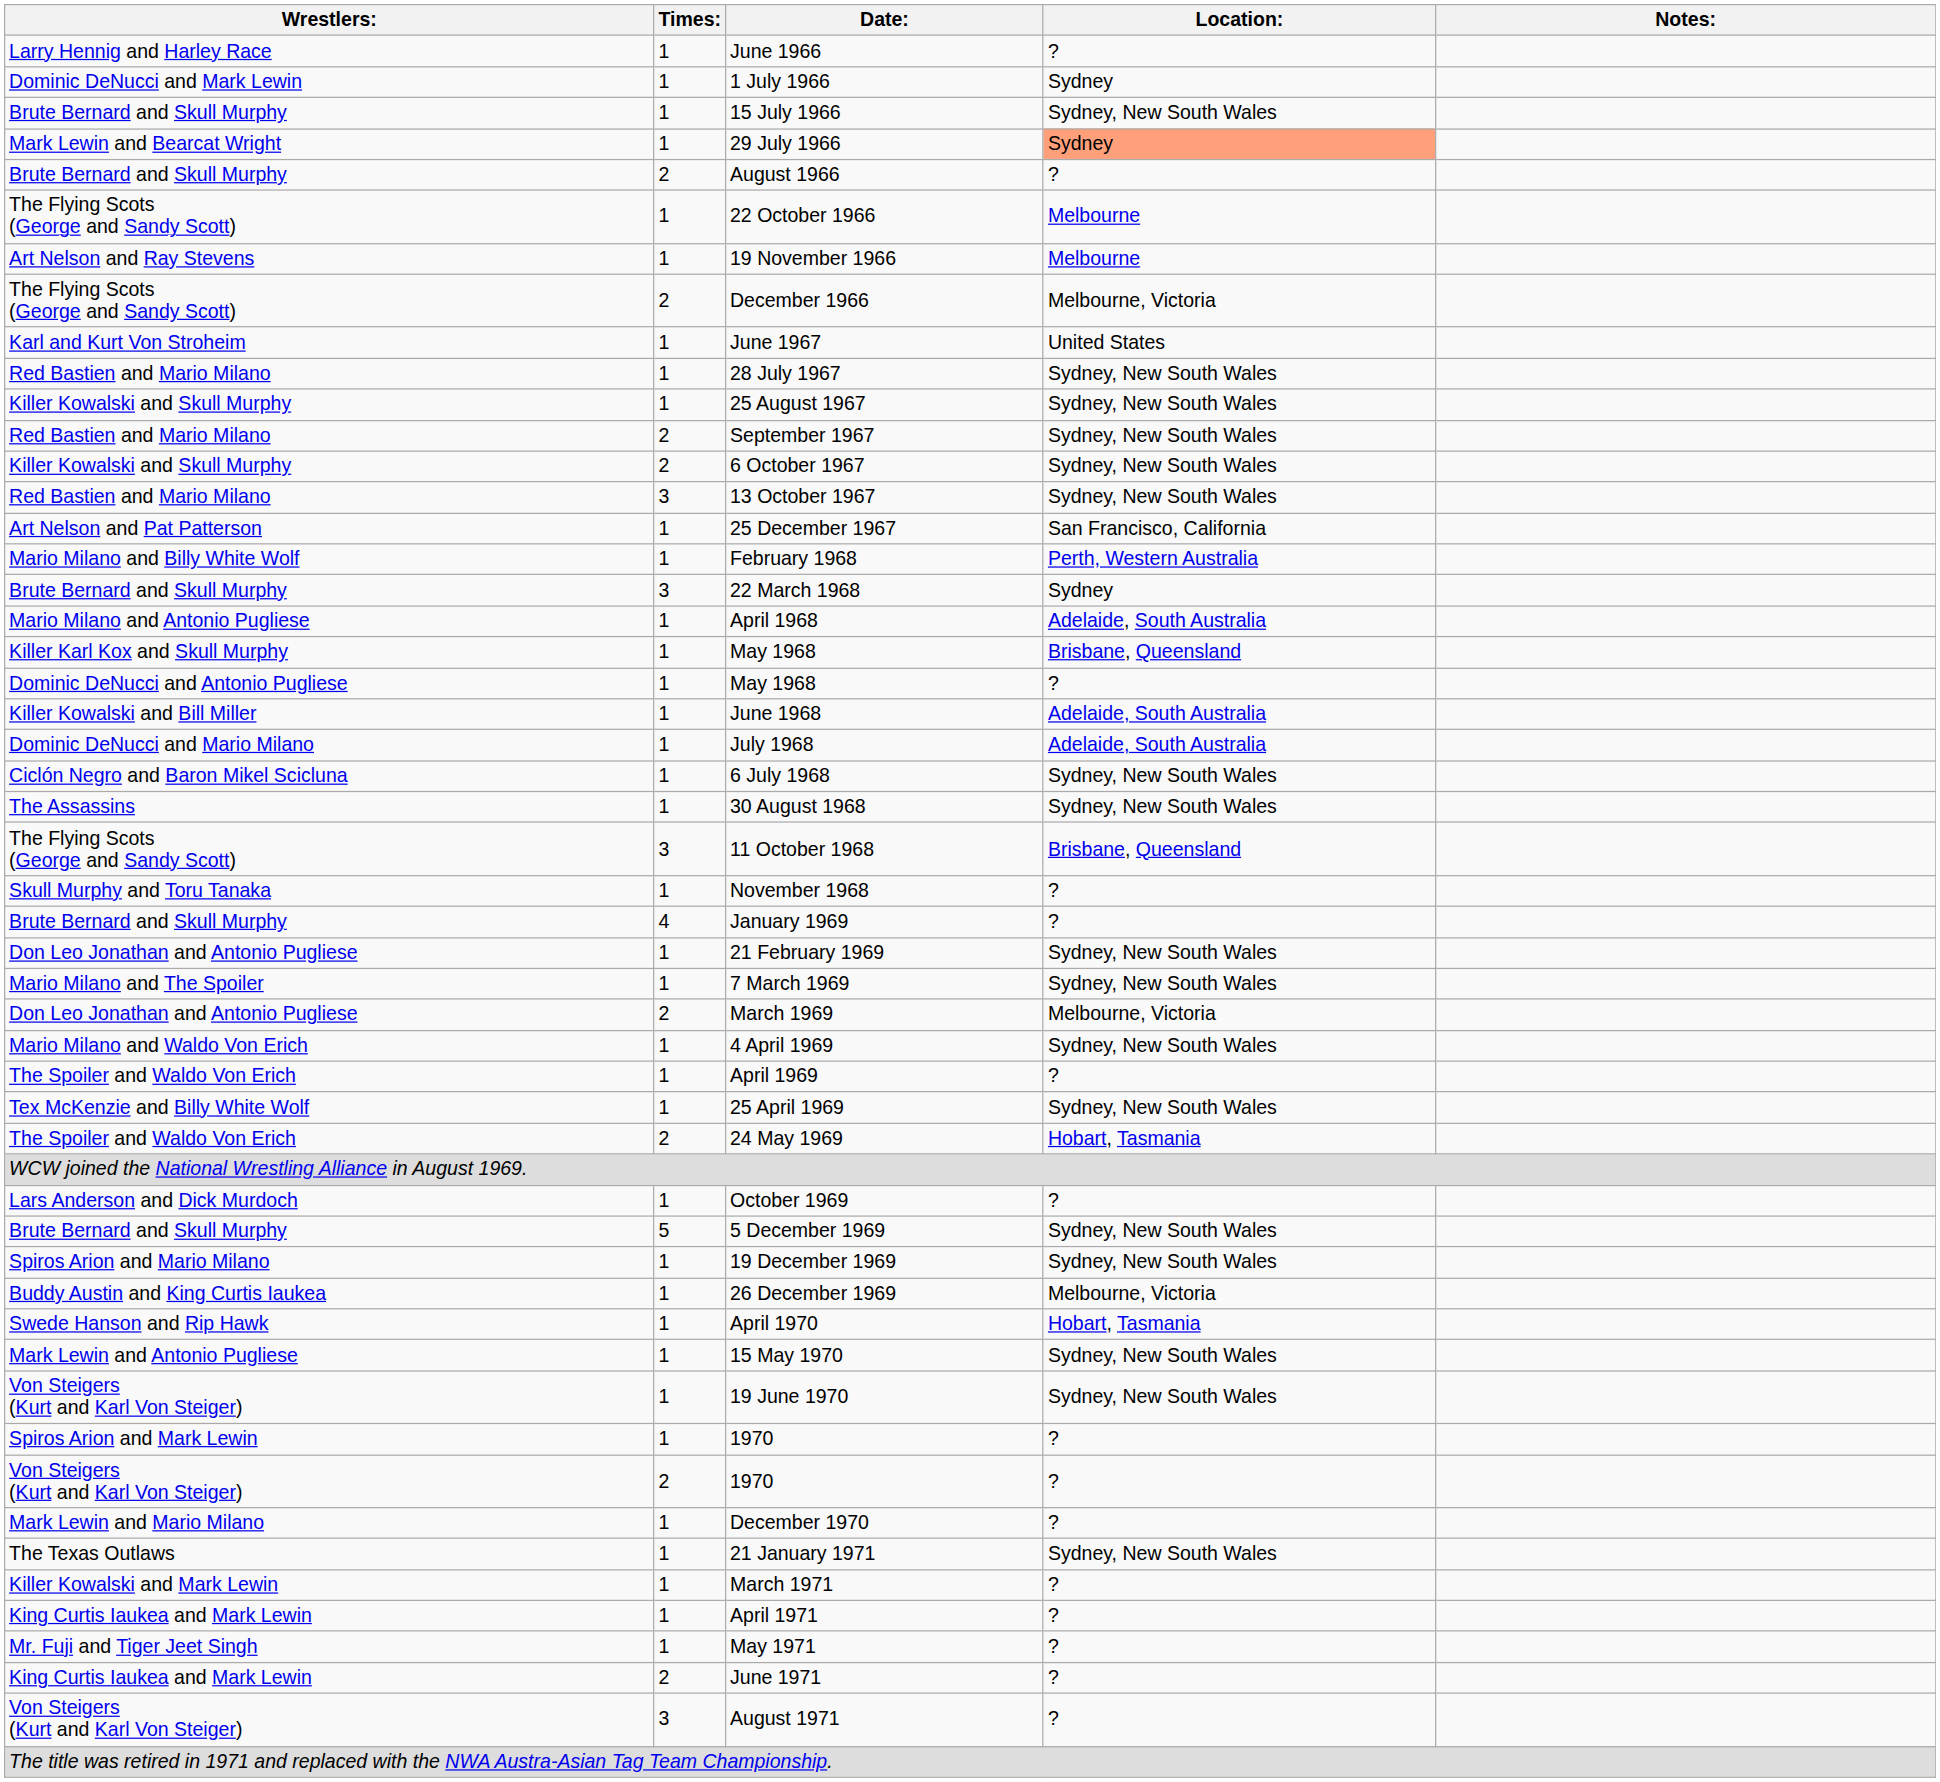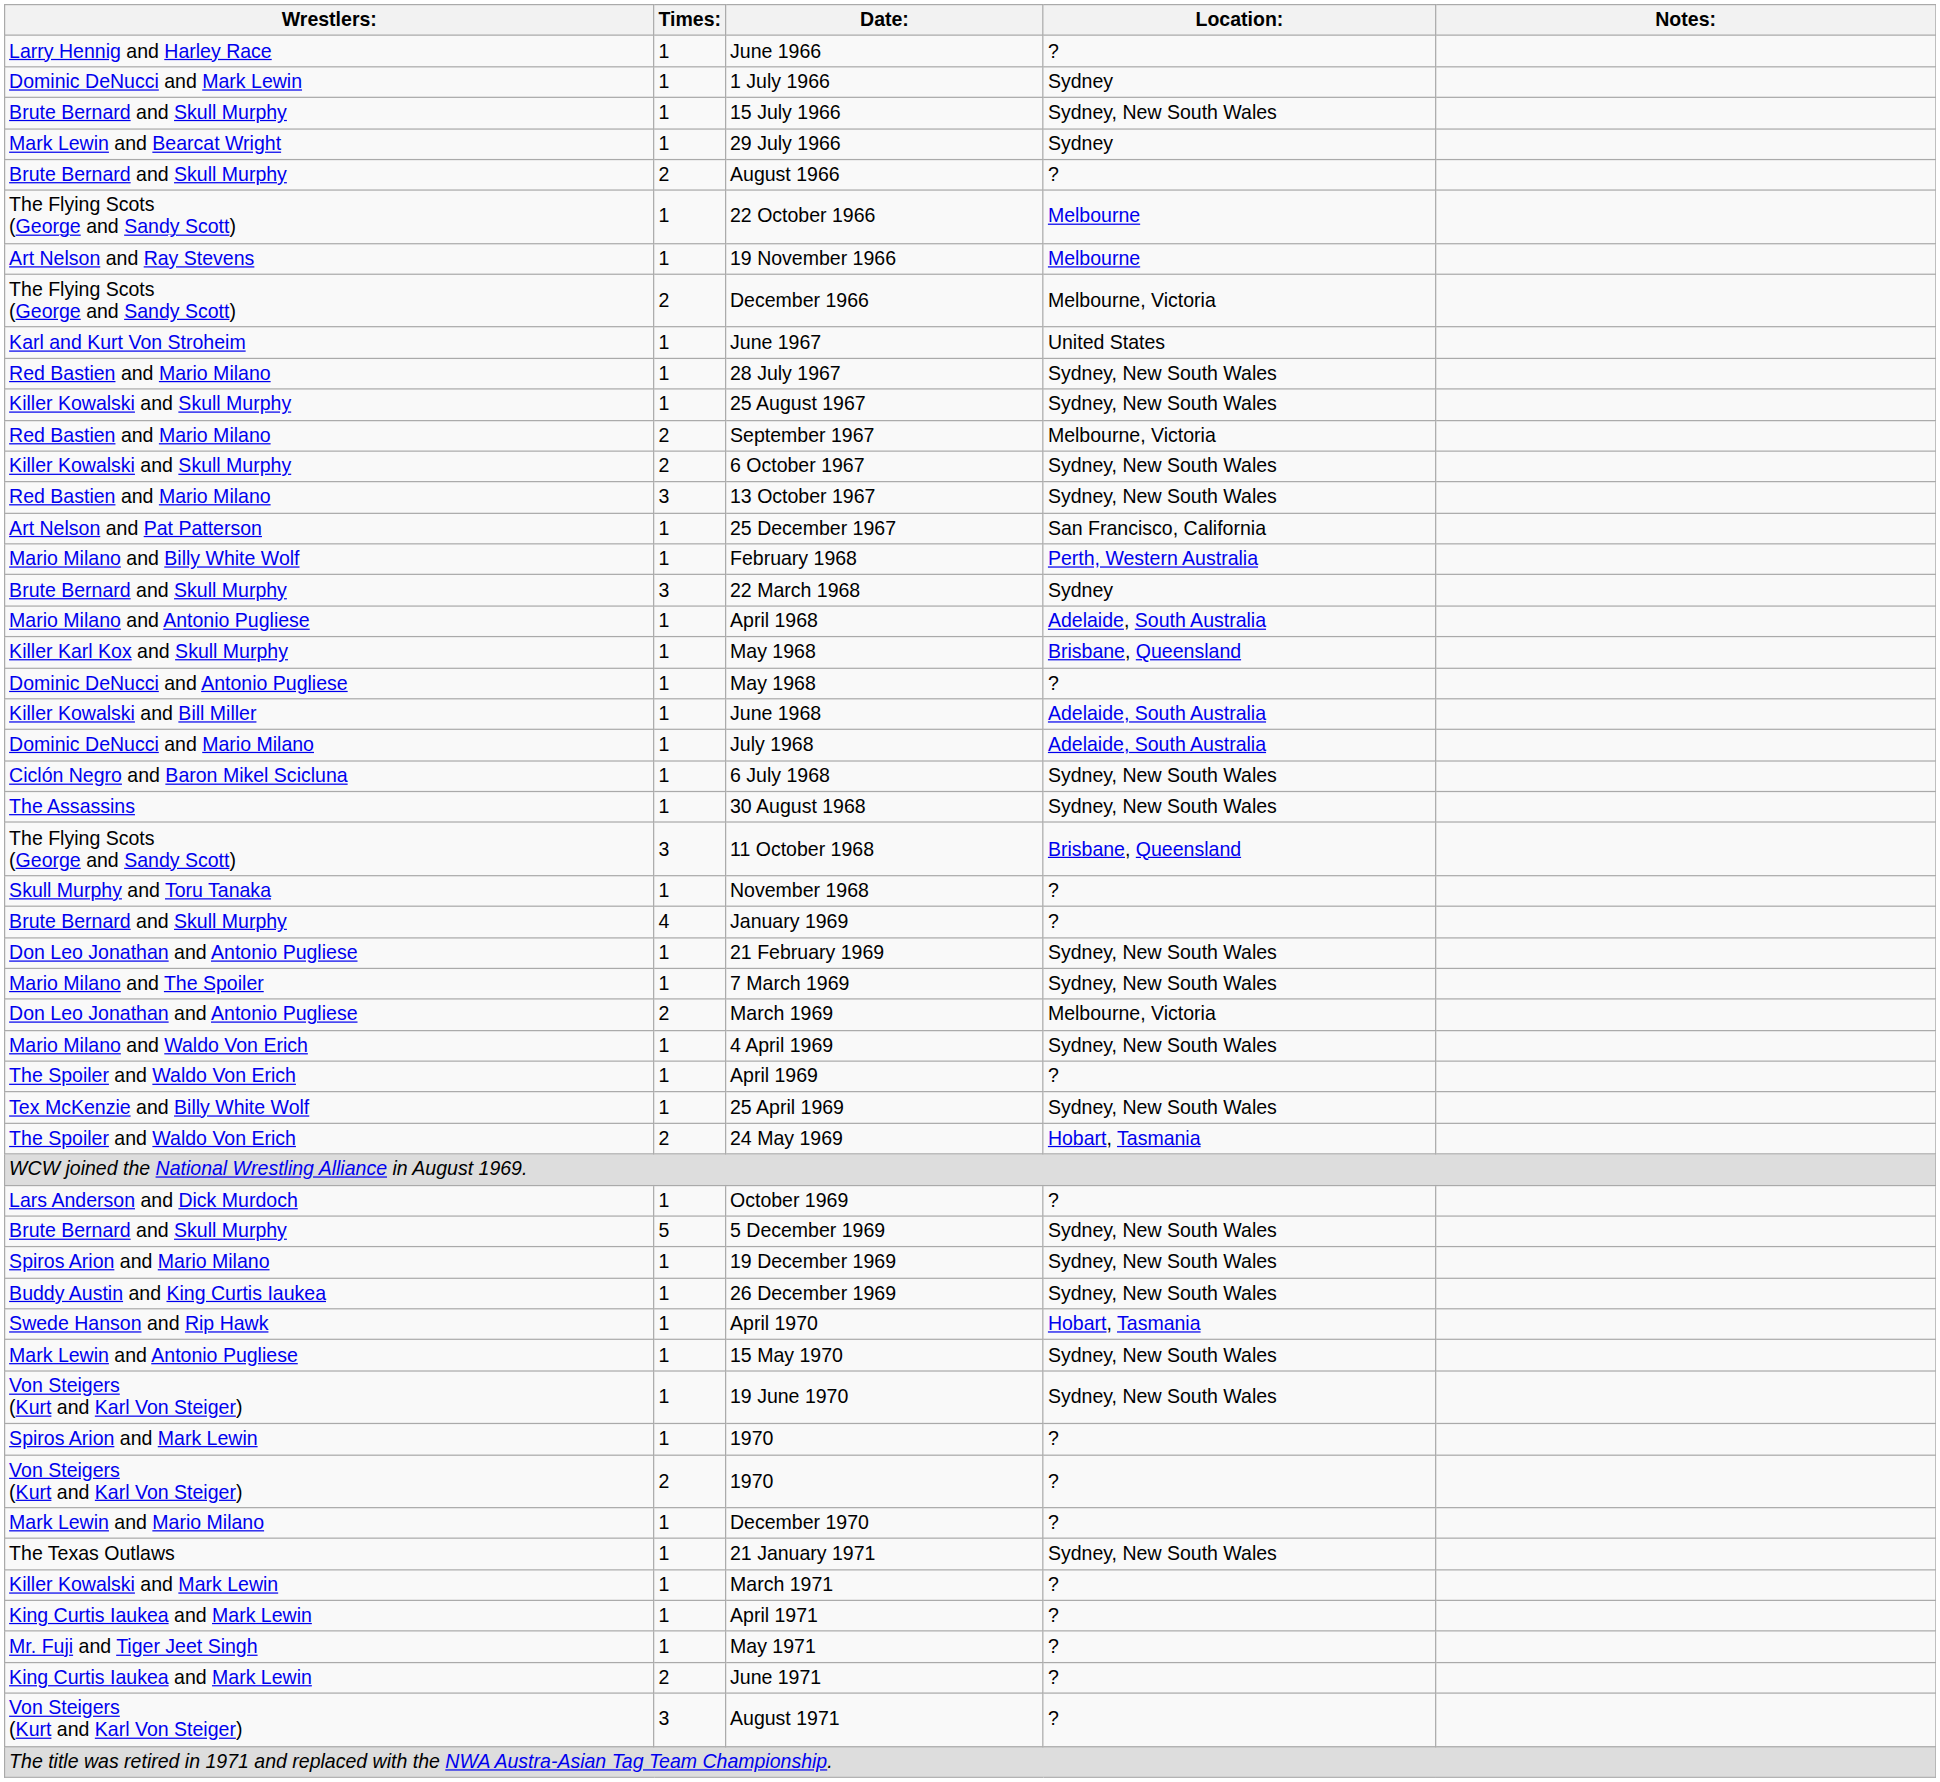(1080, 143) lightsalmon background -> (1080, 143) no background
(1162, 435) Sydney, New South Wales -> (1132, 435) Melbourne, Victoria
(1132, 1293) Melbourne, Victoria -> (1162, 1293) Sydney, New South Wales
